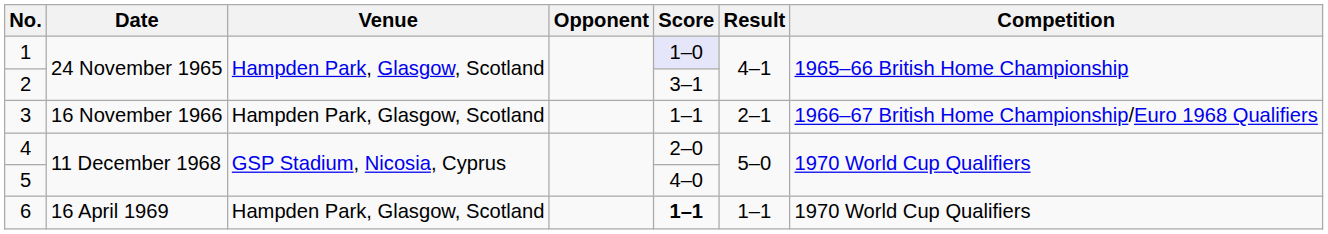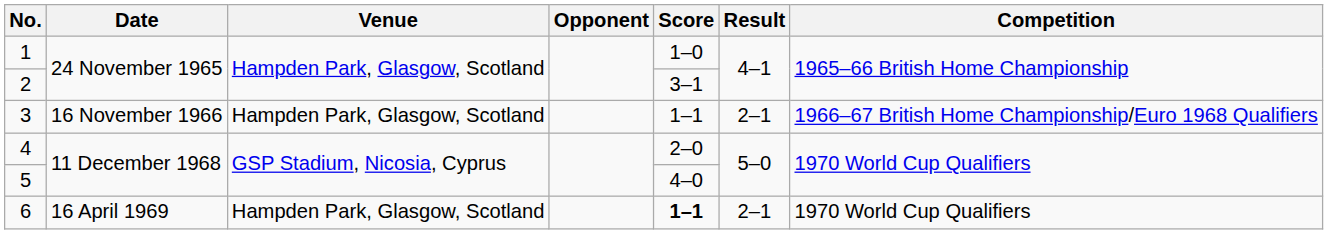(686, 52) lavender background -> (686, 52) no background
(754, 212) 1–1 -> (754, 212) 2–1
